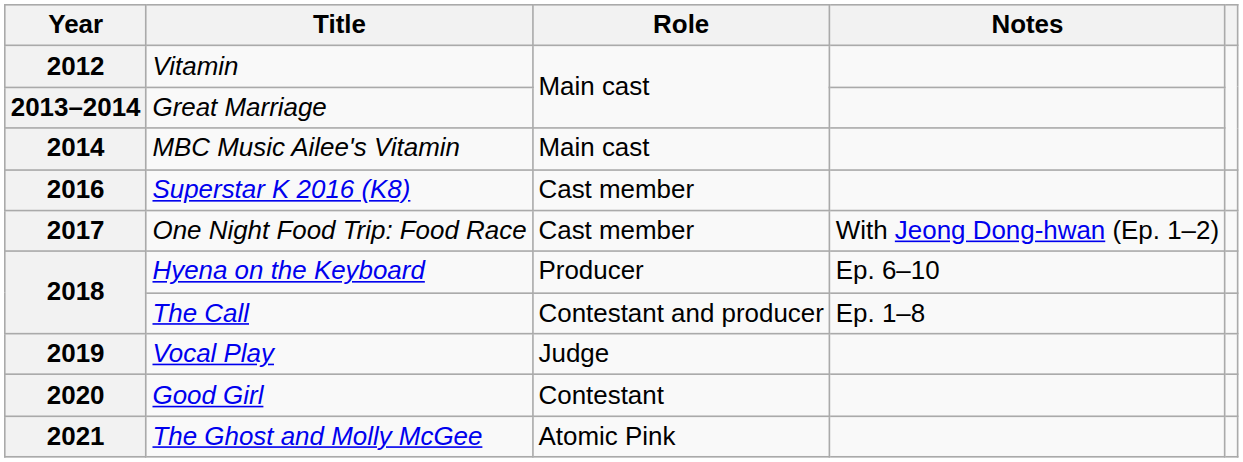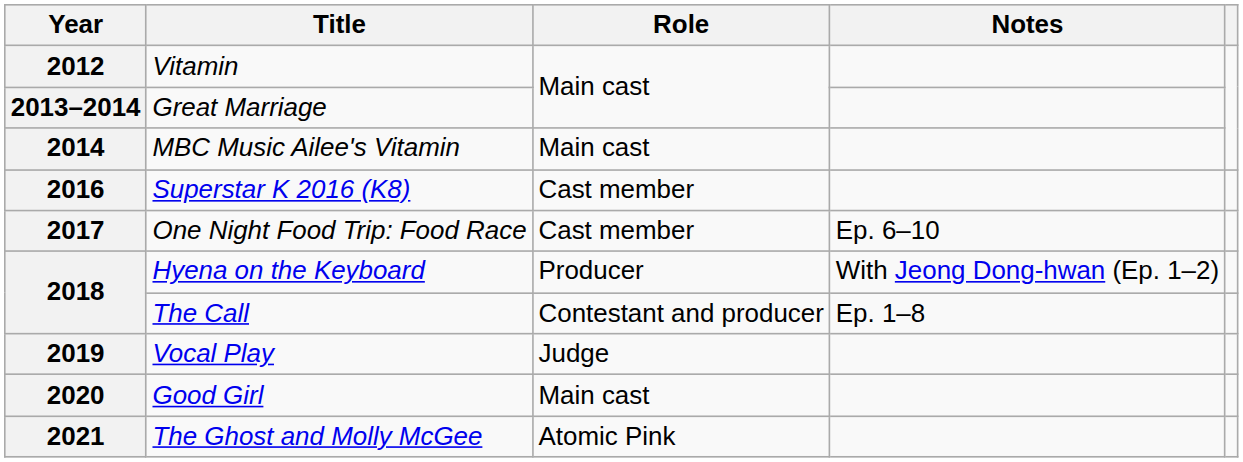(1027, 230) With Jeong Dong-hwan (Ep. 1–2) -> (888, 230) Ep. 6–10
(888, 271) Ep. 6–10 -> (1027, 271) With Jeong Dong-hwan (Ep. 1–2)
(601, 395) Contestant -> (594, 395) Main cast
